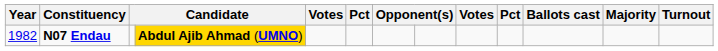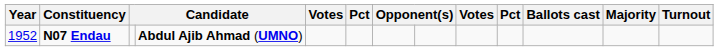(23, 35) 1982 -> (23, 35) 1952
(220, 35) gold background -> (220, 35) no background
